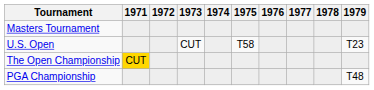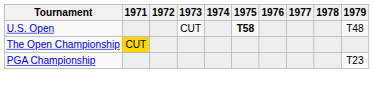- row: (53, 29)
(245, 45) normal -> (245, 29) bold
(355, 45) T23 -> (355, 29) T48
(355, 77) T48 -> (355, 61) T23
